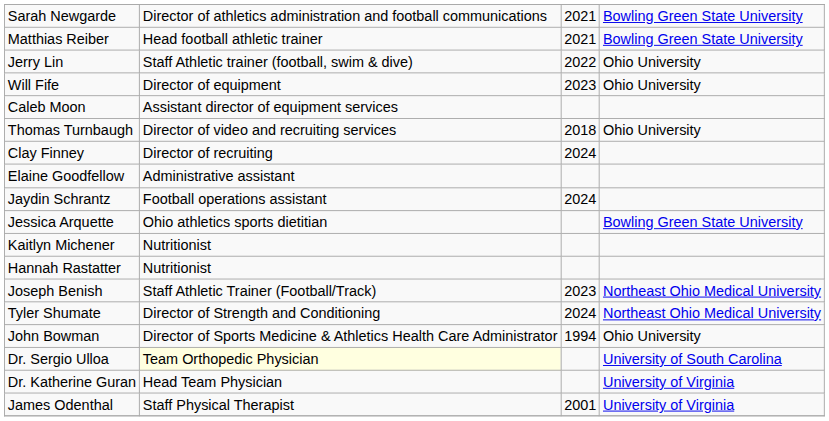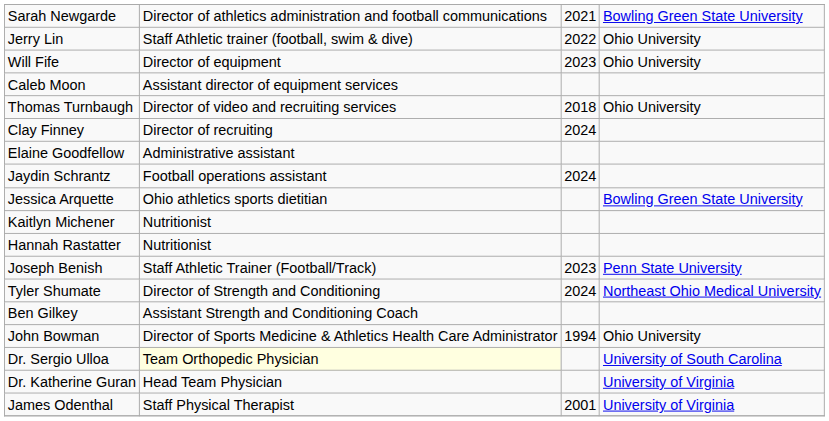- row: (58, 39)
(712, 290) Northeast Ohio Medical University -> (672, 268) Penn State University
+ row: (43, 313)
